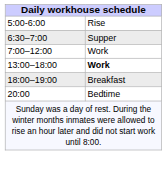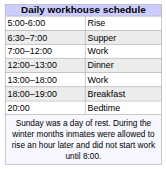+ row: (32, 65)
(99, 65) bold -> (98, 80) normal
